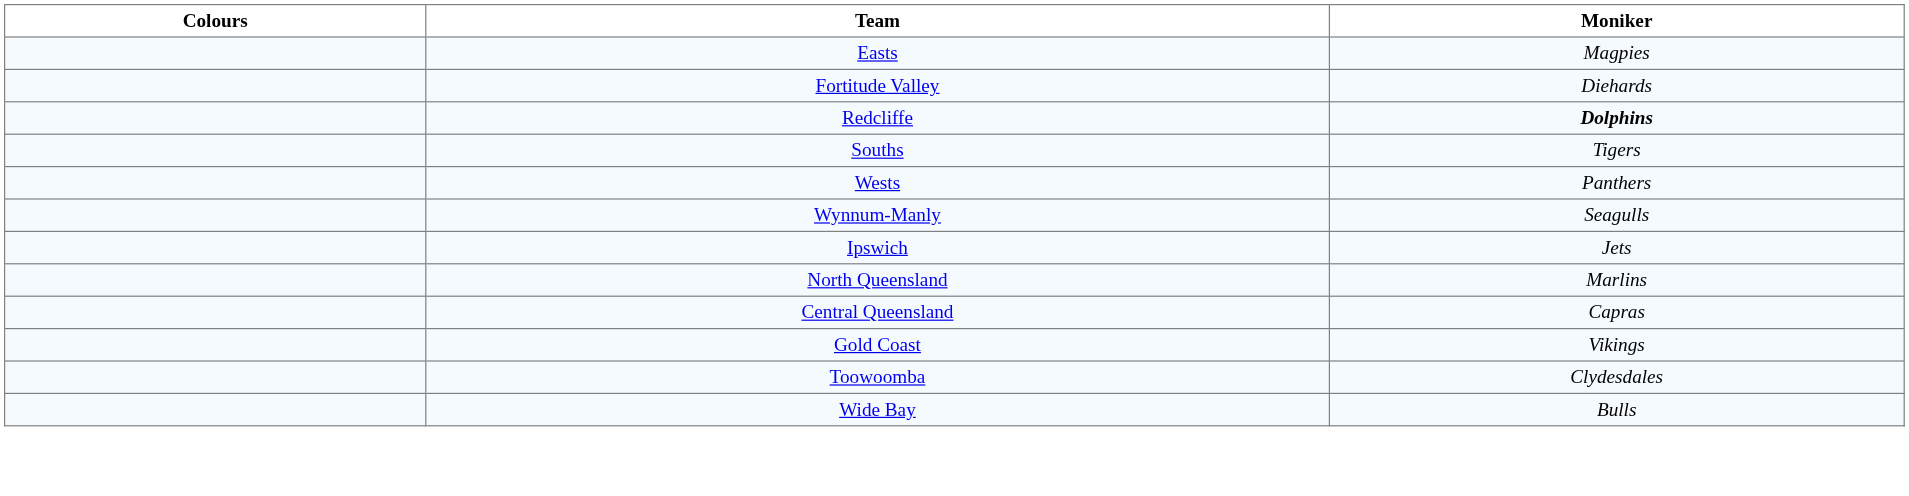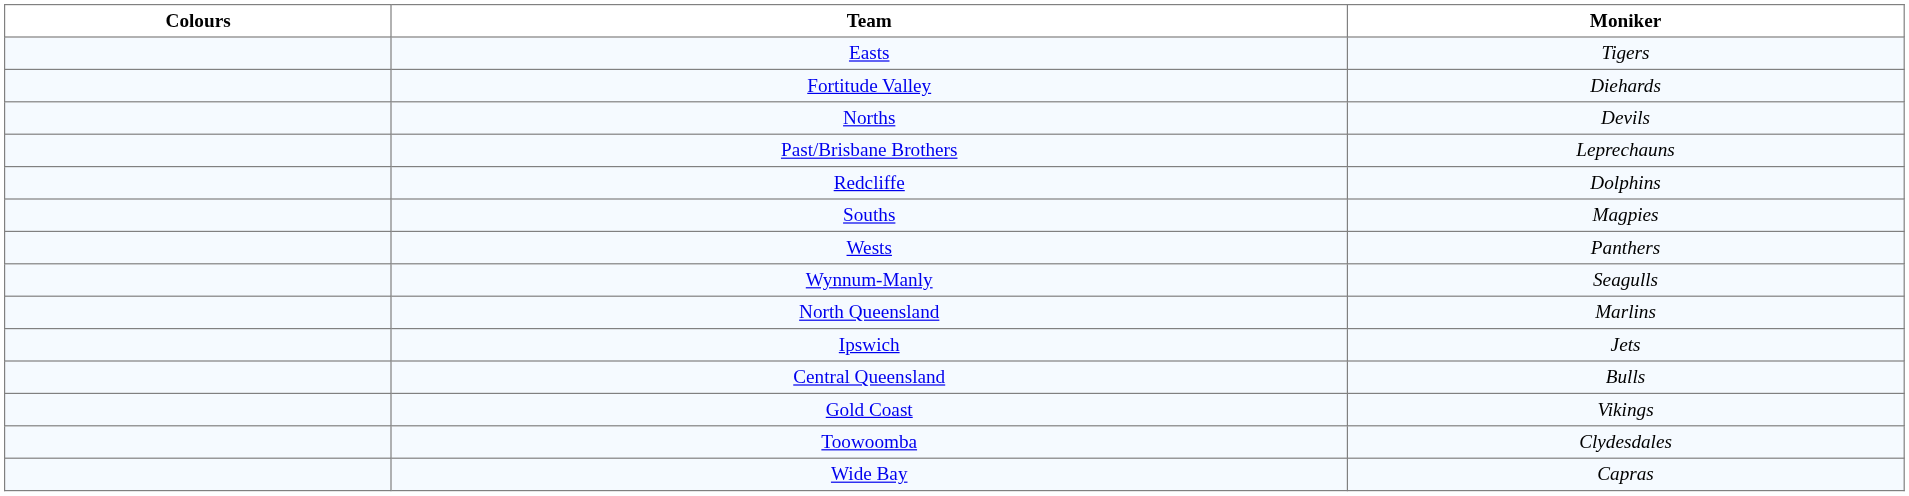(1617, 53) Magpies -> (1626, 53) Tigers
+ row: (869, 117)
+ row: (869, 150)
(1617, 117) bold -> (1626, 182) normal
(1617, 150) Tigers -> (1626, 215) Magpies
rows swapped: (877, 247) <-> (877, 279)
(1617, 312) Capras -> (1626, 377) Bulls
(1617, 409) Bulls -> (1626, 474) Capras
